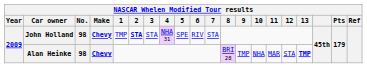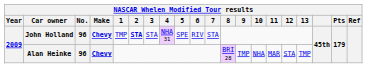(82, 35) 98 -> (82, 35) 96
(82, 53) 98 -> (82, 53) 96
(305, 53) bold -> (305, 53) normal
